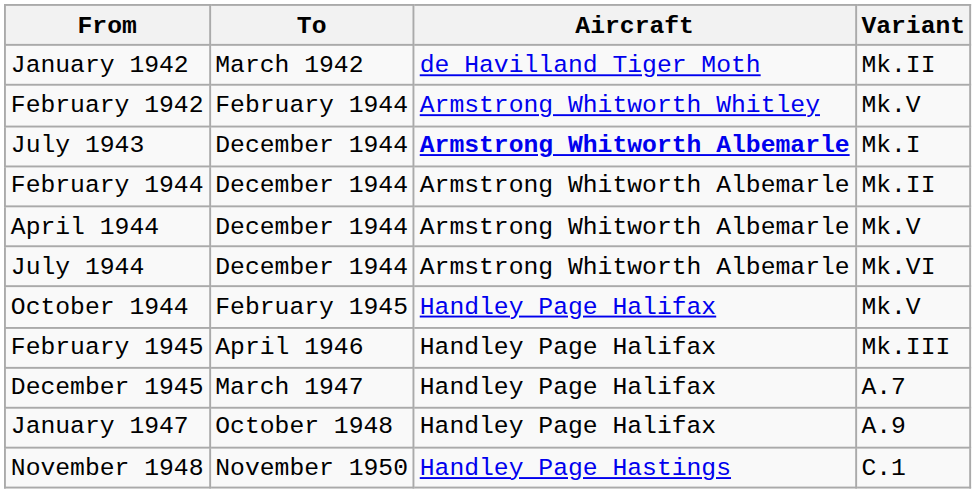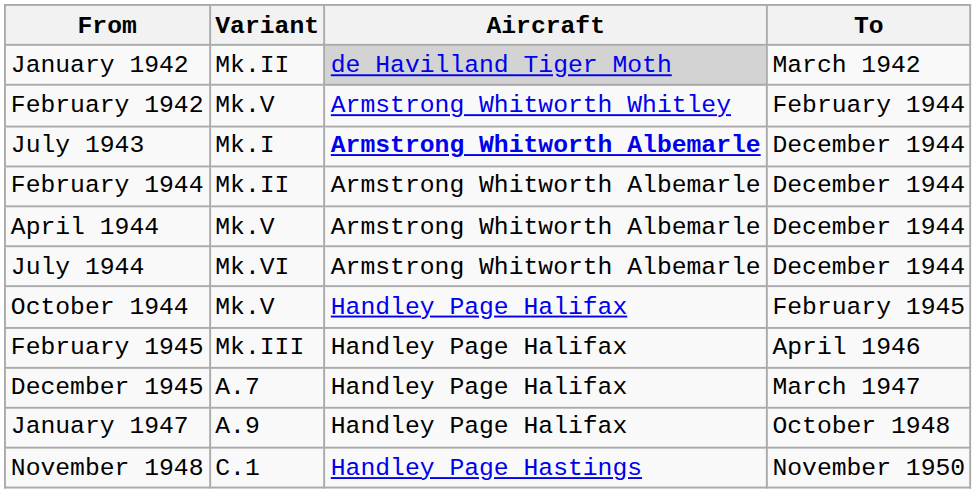columns swapped: (312, 25) <-> (913, 25)
(590, 65) no background -> (501, 65) lightgrey background
